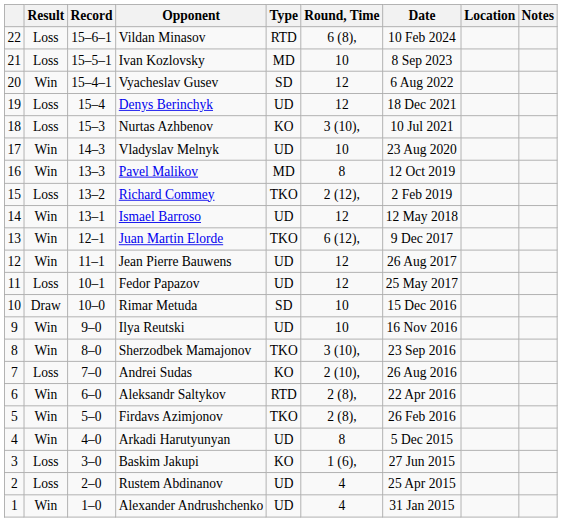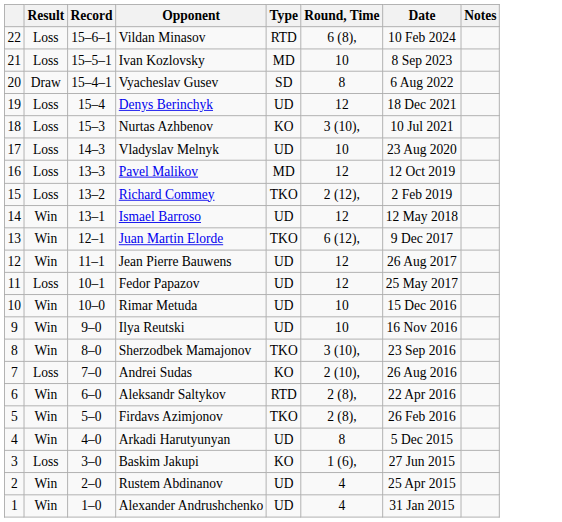- column: (490, 15)
(46, 82) Win -> (46, 82) Draw
(342, 82) 12 -> (342, 82) 8
(46, 149) Win -> (46, 149) Loss
(46, 171) Win -> (46, 171) Loss
(342, 171) 8 -> (342, 171) 12
(46, 305) Draw -> (46, 305) Win
(284, 305) SD -> (284, 305) UD
(46, 484) Loss -> (46, 484) Win
